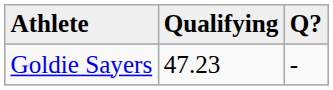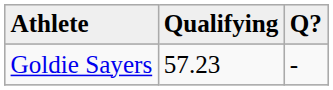(192, 64) 47.23 -> (192, 64) 57.23
